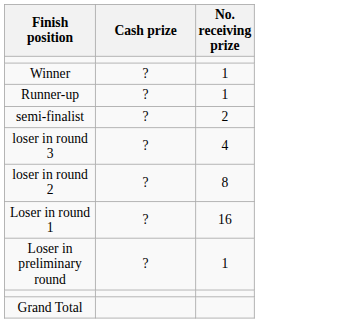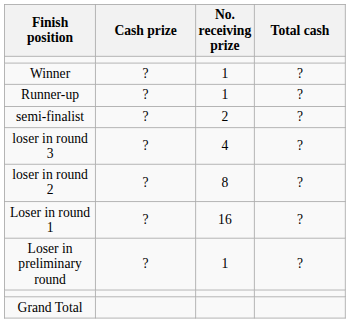+ column: (300, 30)
